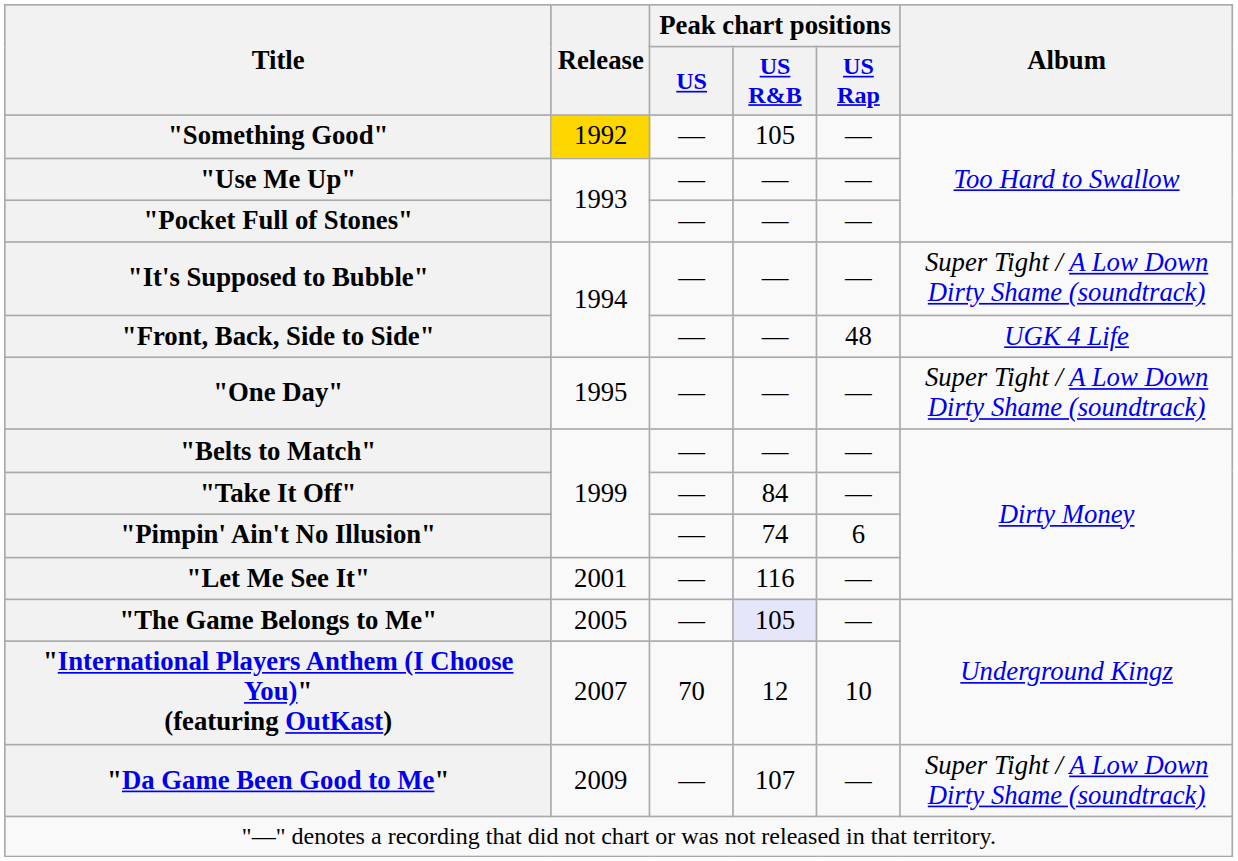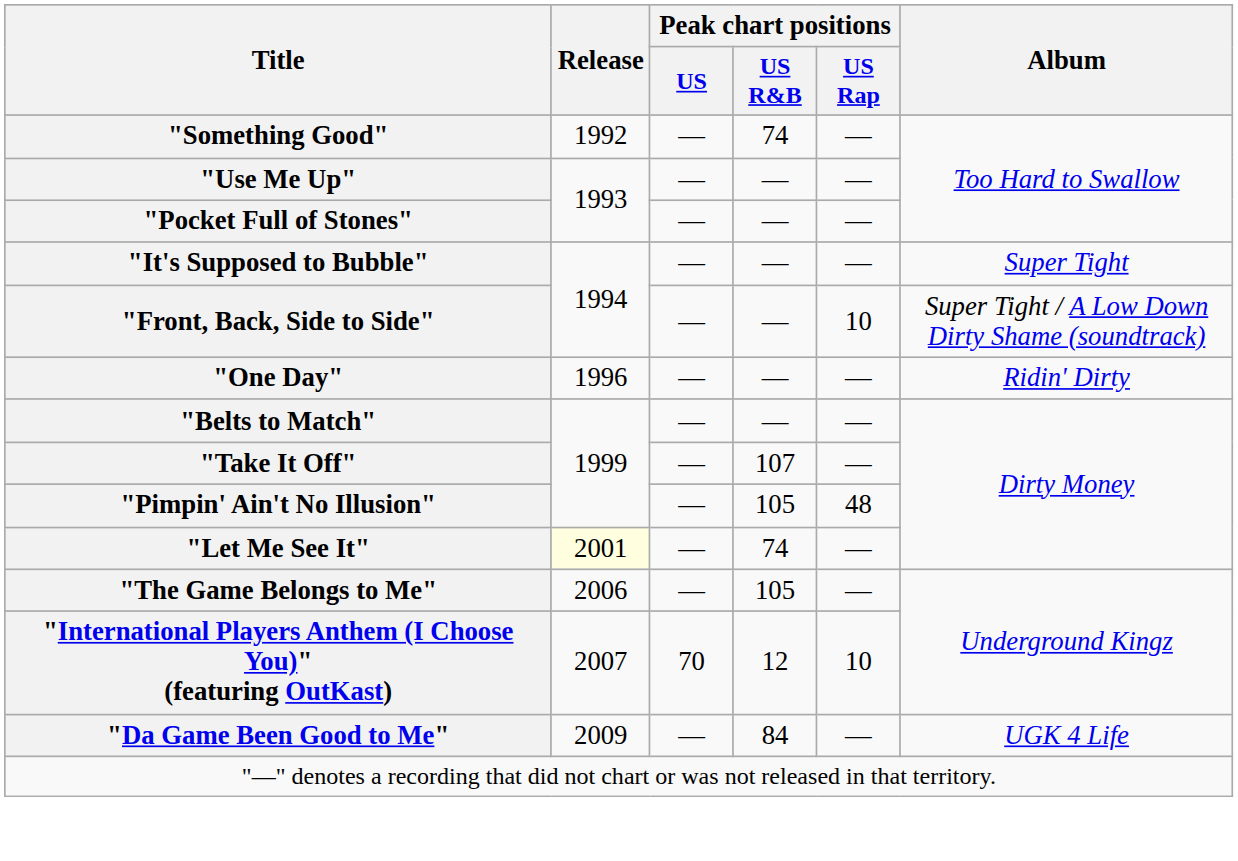(601, 136) gold background -> (601, 136) no background
(775, 136) 105 -> (775, 136) 74
(1067, 278) Super Tight / A Low Down Dirty Shame (soundtrack) -> (1067, 263) Super Tight
(858, 335) 48 -> (858, 320) 10
(1067, 335) UGK 4 Life -> (1067, 320) Super Tight / A Low Down Dirty Shame (soundtrack)
(601, 393) 1995 -> (601, 378) 1996
(1067, 393) Super Tight / A Low Down Dirty Shame (soundtrack) -> (1067, 378) Ridin' Dirty
(775, 492) 84 -> (775, 462) 107
(775, 535) 74 -> (775, 505) 105
(858, 535) 6 -> (858, 505) 48
(601, 577) no background -> (601, 547) lightyellow background
(775, 577) 116 -> (775, 547) 74
(601, 619) 2005 -> (601, 589) 2006
(775, 619) lavender background -> (775, 589) no background
(775, 779) 107 -> (775, 734) 84
(1067, 779) Super Tight / A Low Down Dirty Shame (soundtrack) -> (1067, 734) UGK 4 Life
